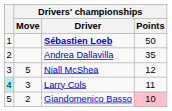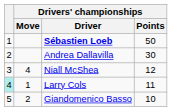(150, 55) 35 -> (150, 55) 30
(28, 70) 5 -> (28, 70) 4
(28, 84) 3 -> (28, 84) 1
(150, 99) pink background -> (150, 99) no background
